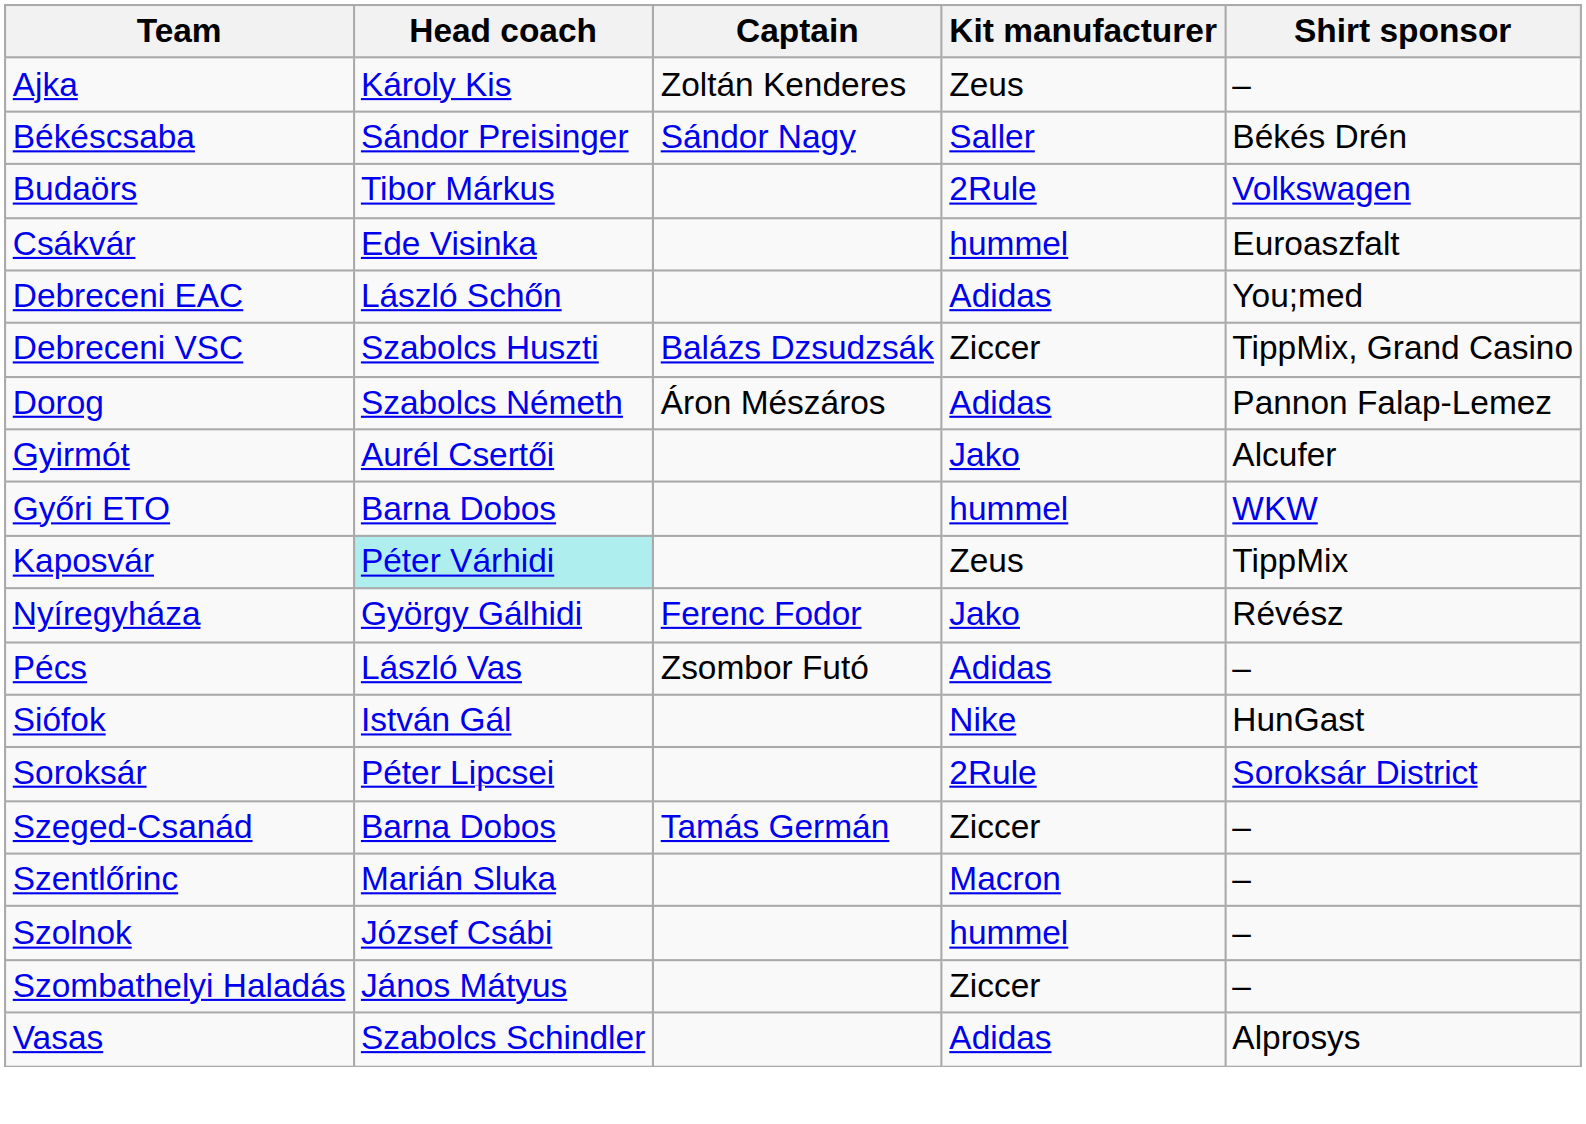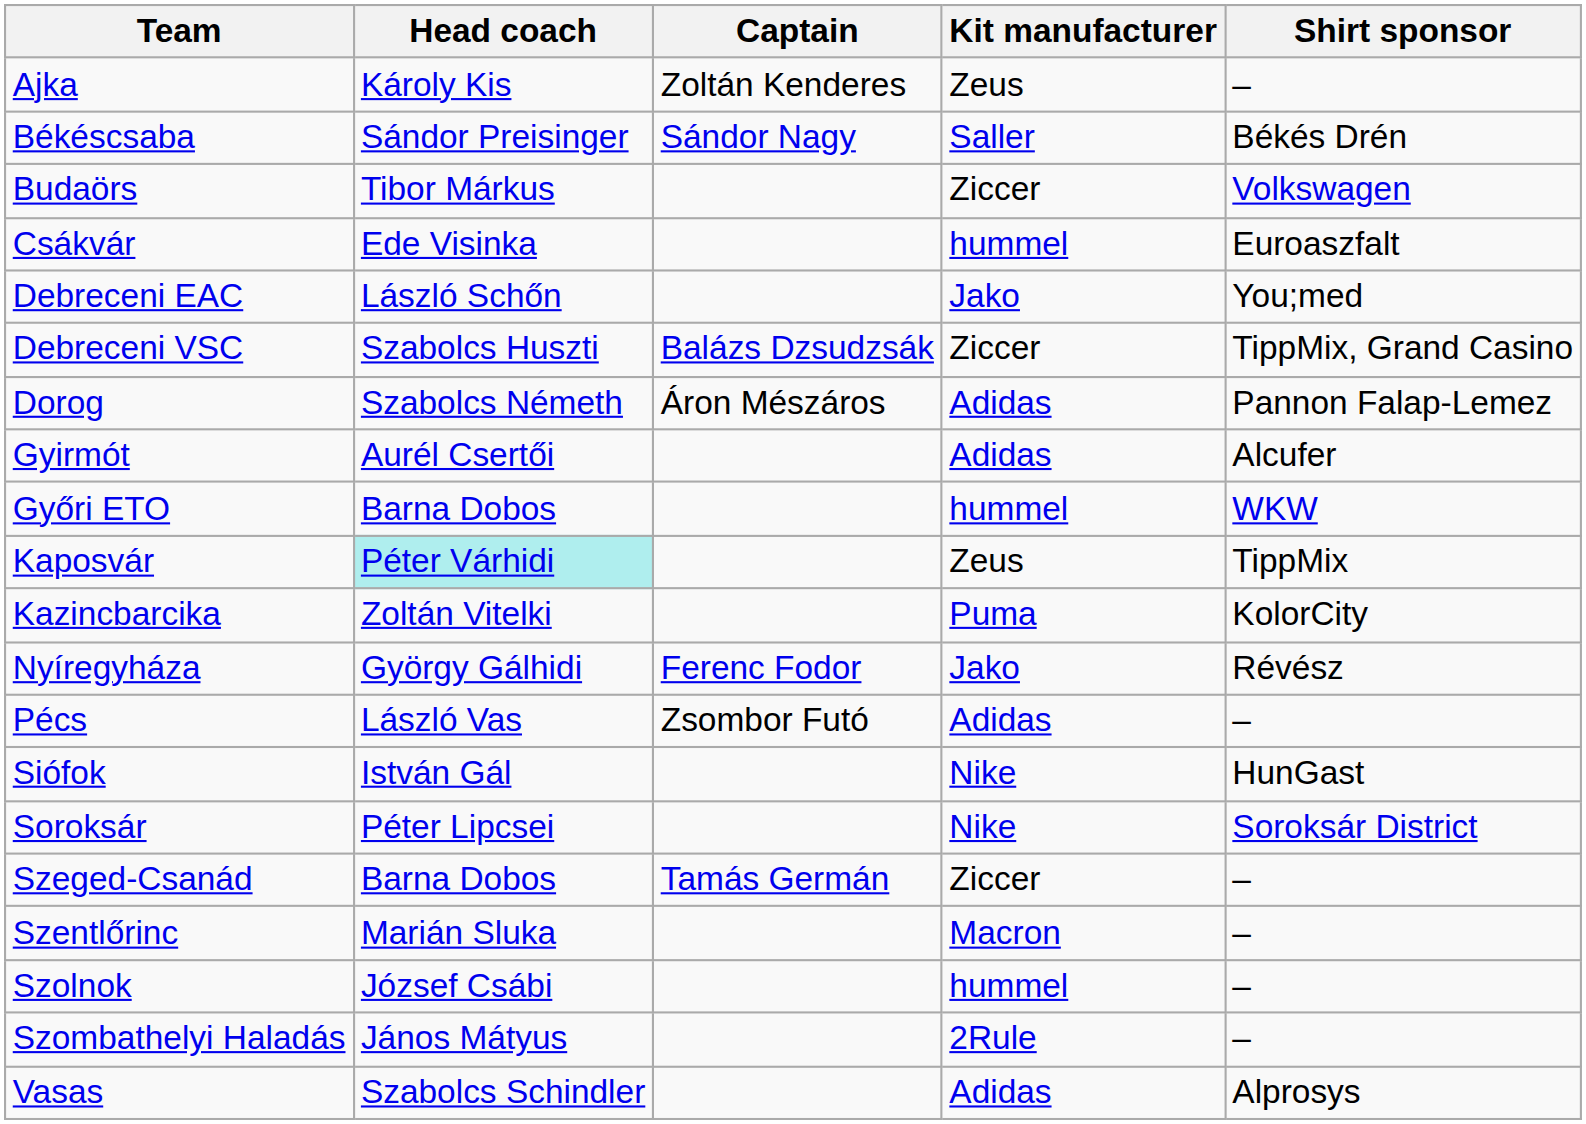(993, 190) 2Rule -> (995, 190) Ziccer
(1000, 296) Adidas -> (985, 296) Jako
(985, 455) Jako -> (1000, 455) Adidas
+ row: (117, 614)
(993, 773) 2Rule -> (983, 826) Nike
(995, 985) Ziccer -> (993, 1038) 2Rule
